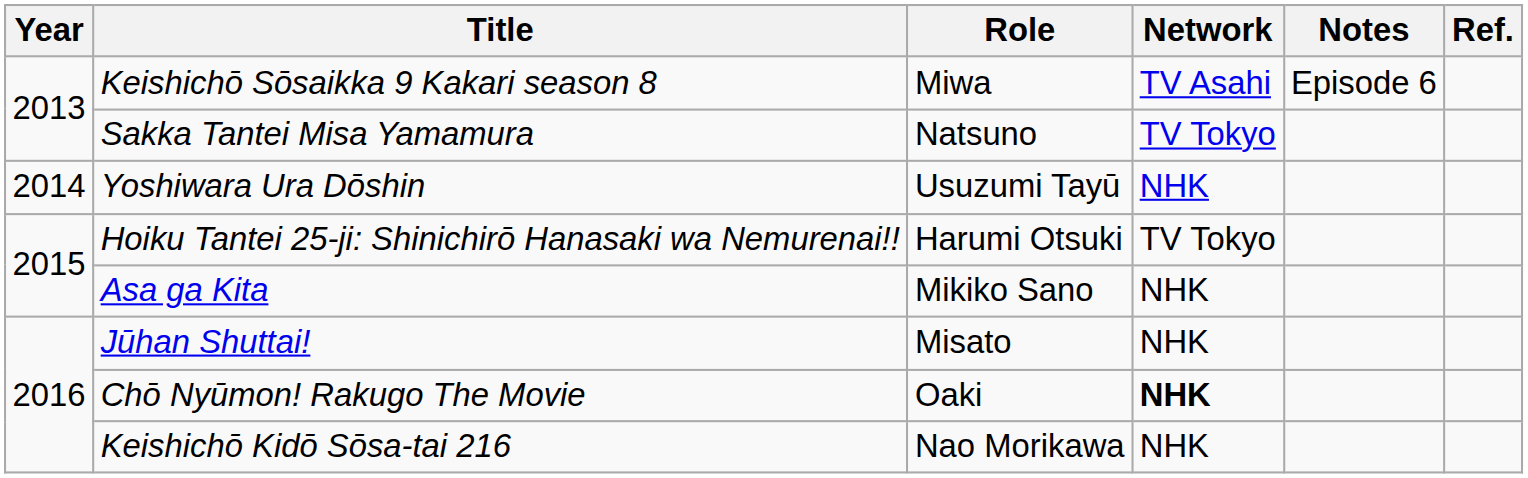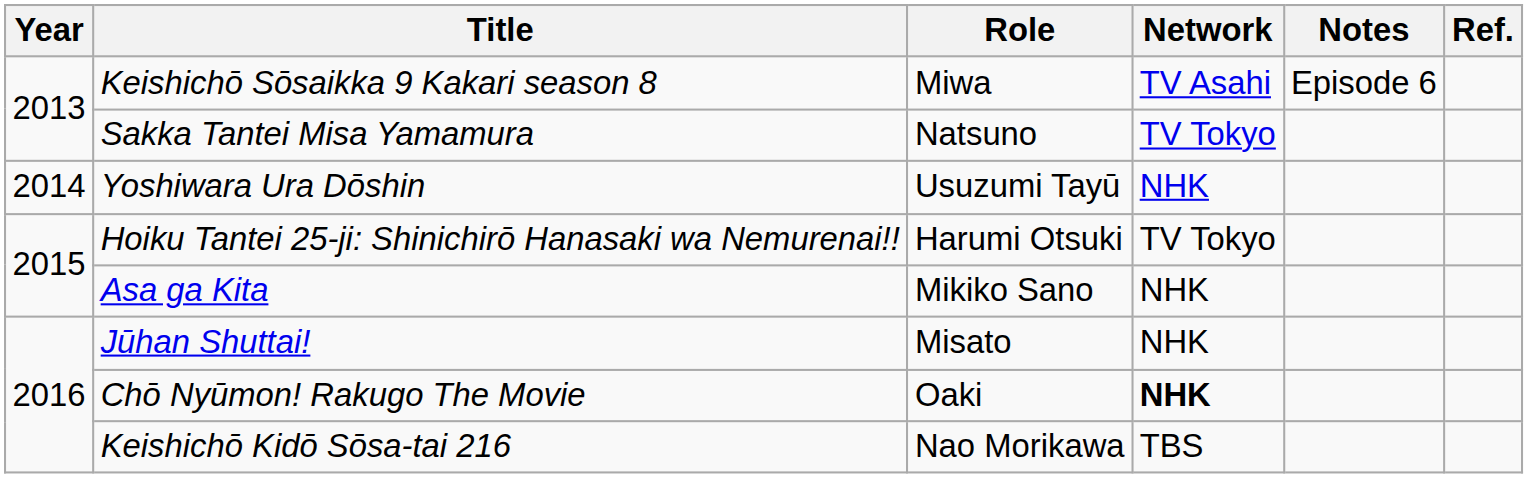(1174, 446) NHK -> (1172, 446) TBS
